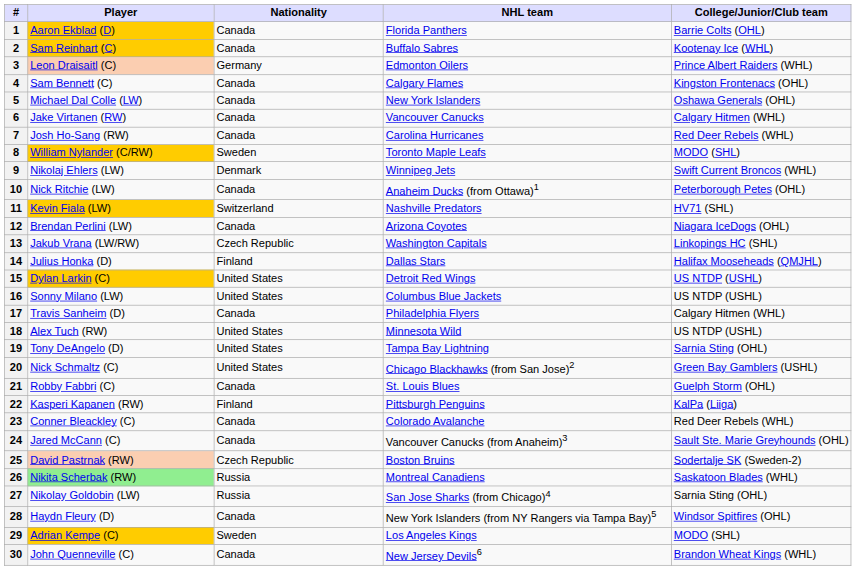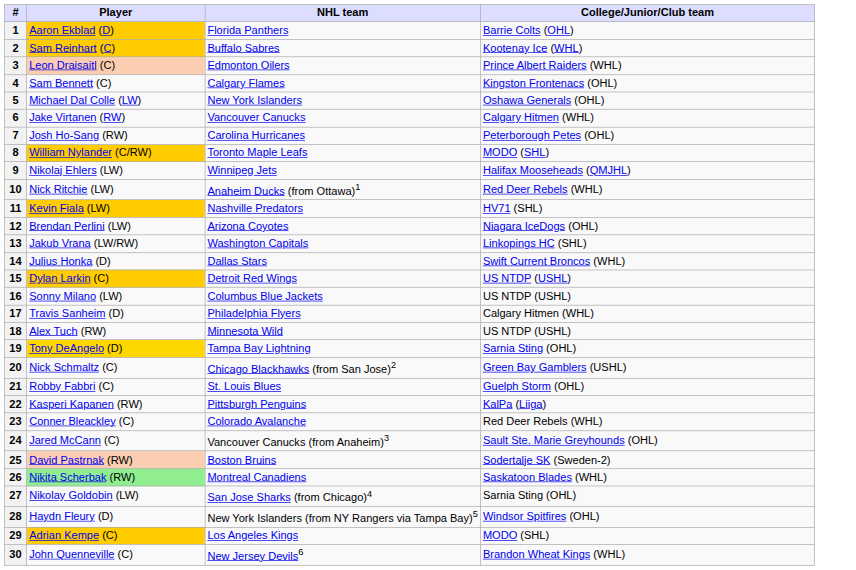- column: (299, 13)
(734, 135) Red Deer Rebels (WHL) -> (549, 135) Peterborough Petes (OHL)
(745, 170) Swift Current Broncos (WHL) -> (557, 170) Halifax Mooseheads (QMJHL)
(739, 189) Peterborough Petes (OHL) -> (543, 189) Red Deer Rebels (WHL)
(748, 261) Halifax Mooseheads (QMJHL) -> (554, 261) Swift Current Broncos (WHL)
(77, 348) no background -> (76, 348) gold background
